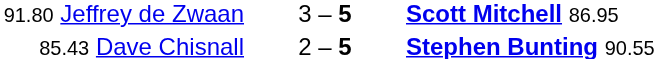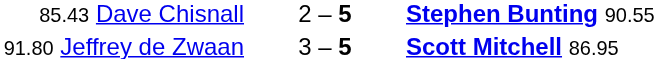rows swapped: (142, 46) <-> (124, 13)
